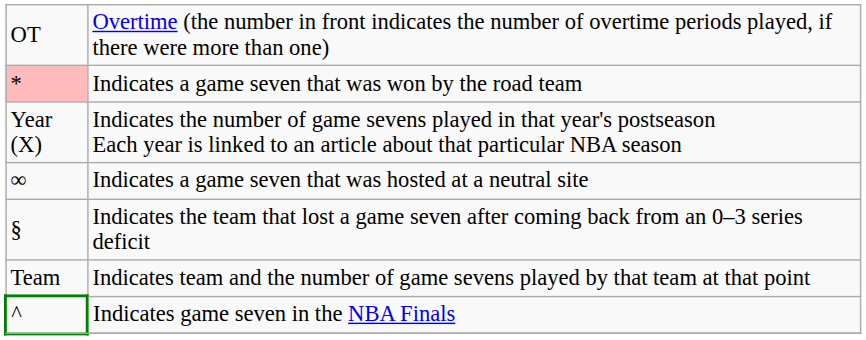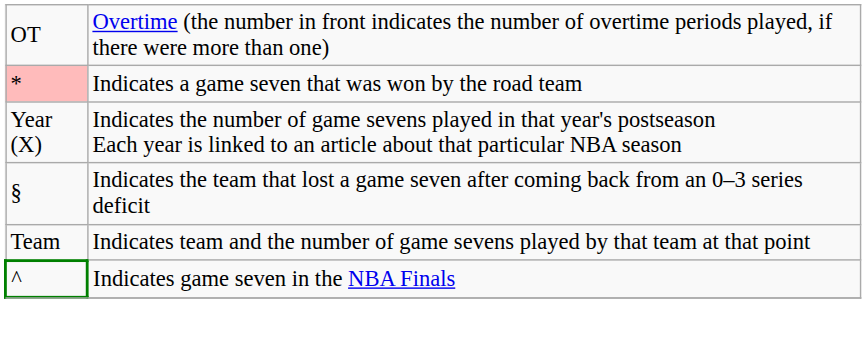- row: (340, 180)
